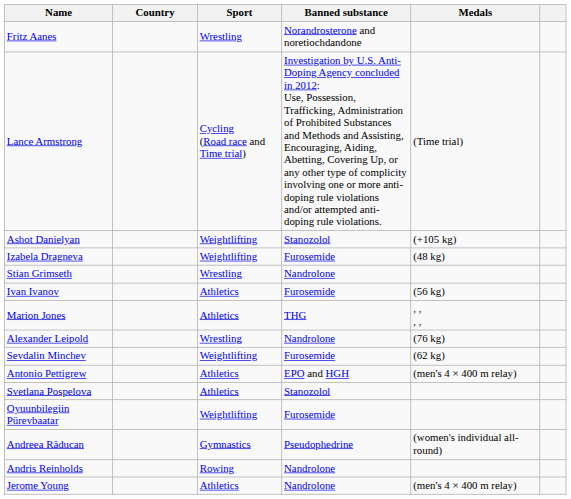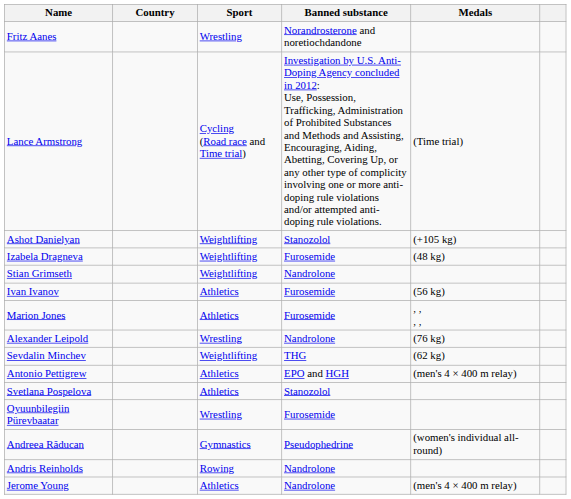(221, 273) Wrestling -> (228, 273) Weightlifting
(295, 314) THG -> (310, 314) Furosemide
(310, 355) Furosemide -> (295, 355) THG
(228, 414) Weightlifting -> (221, 414) Wrestling
